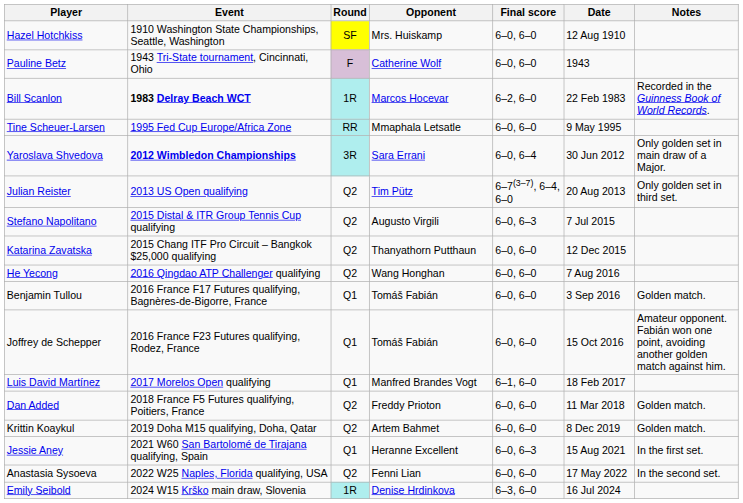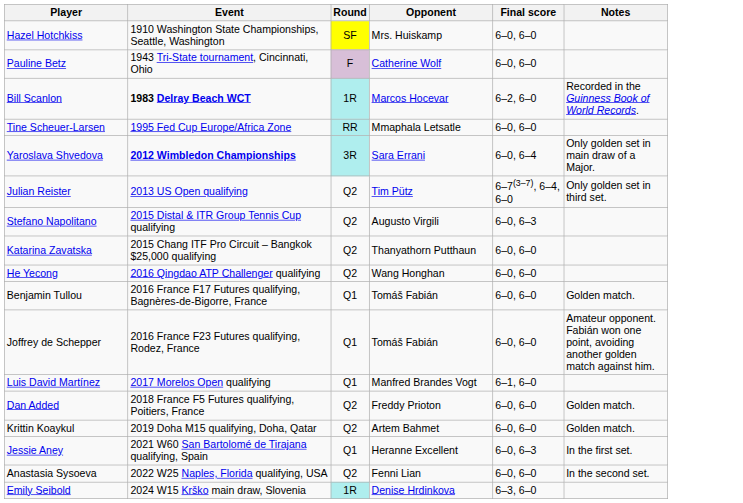- column: (599, 12)
